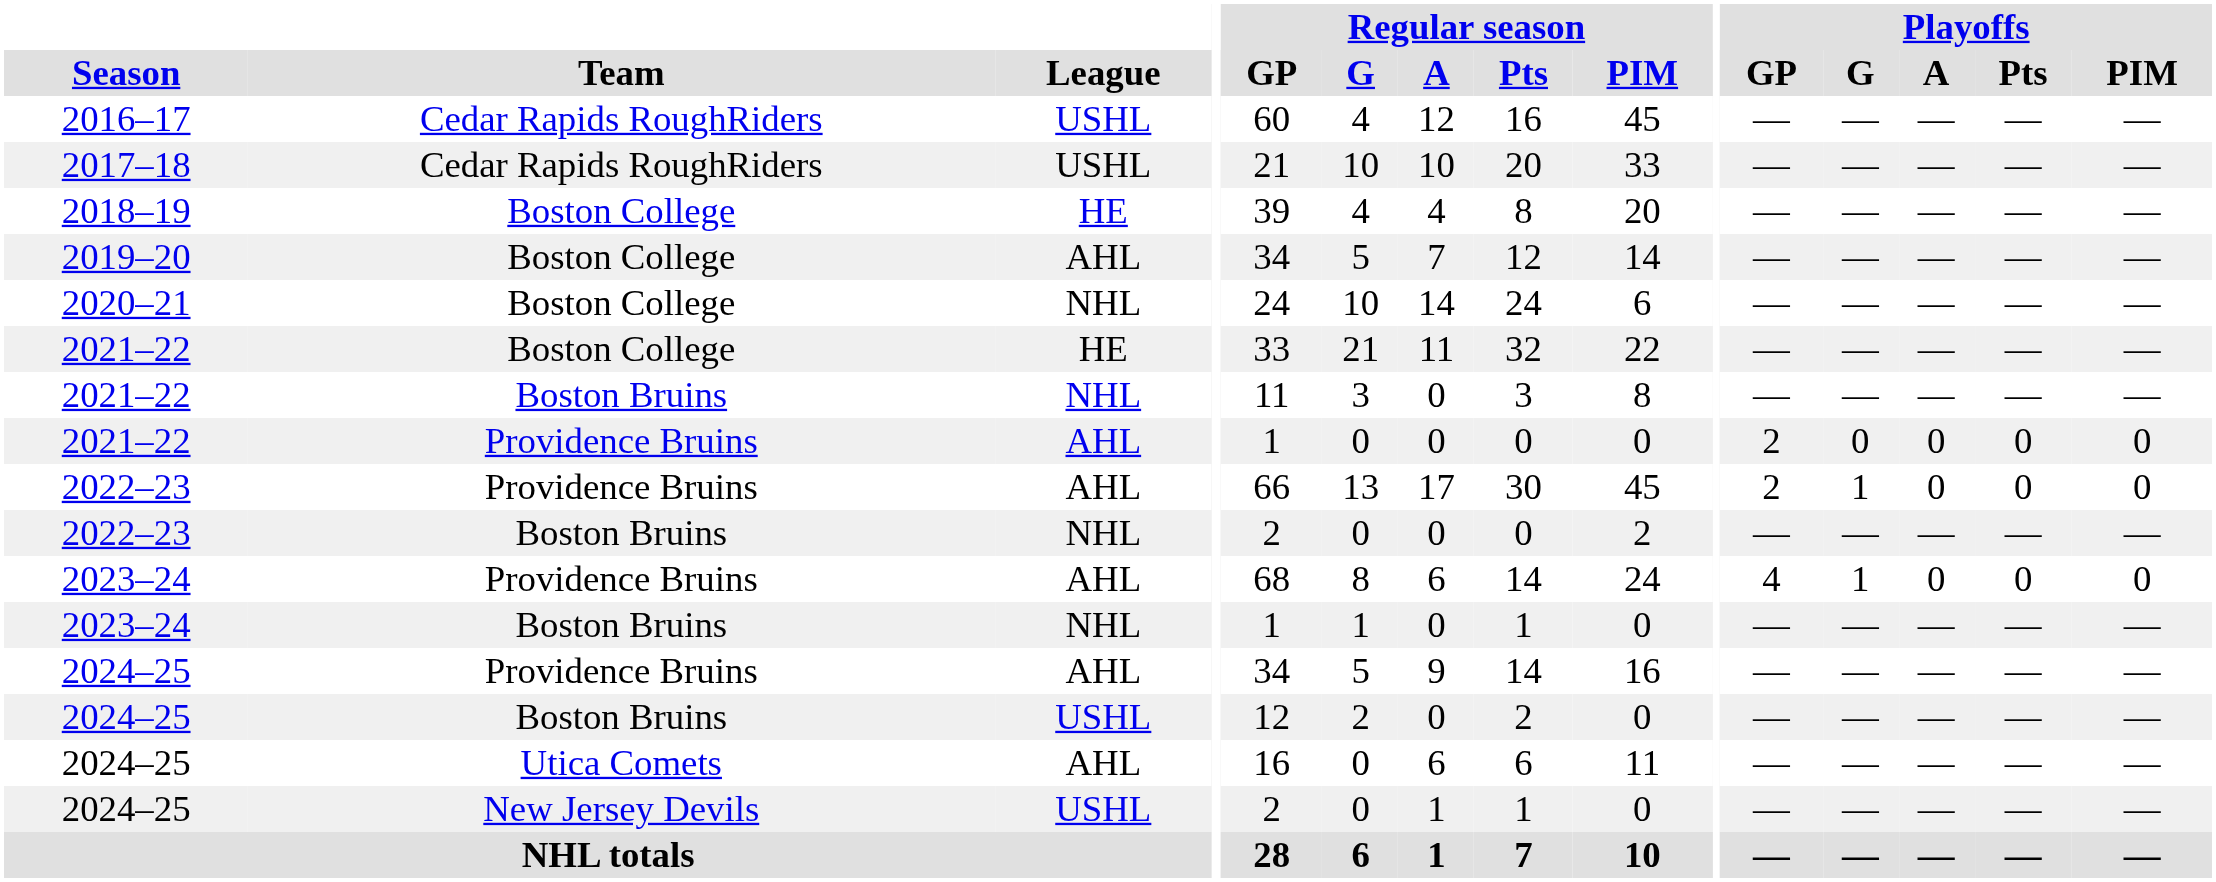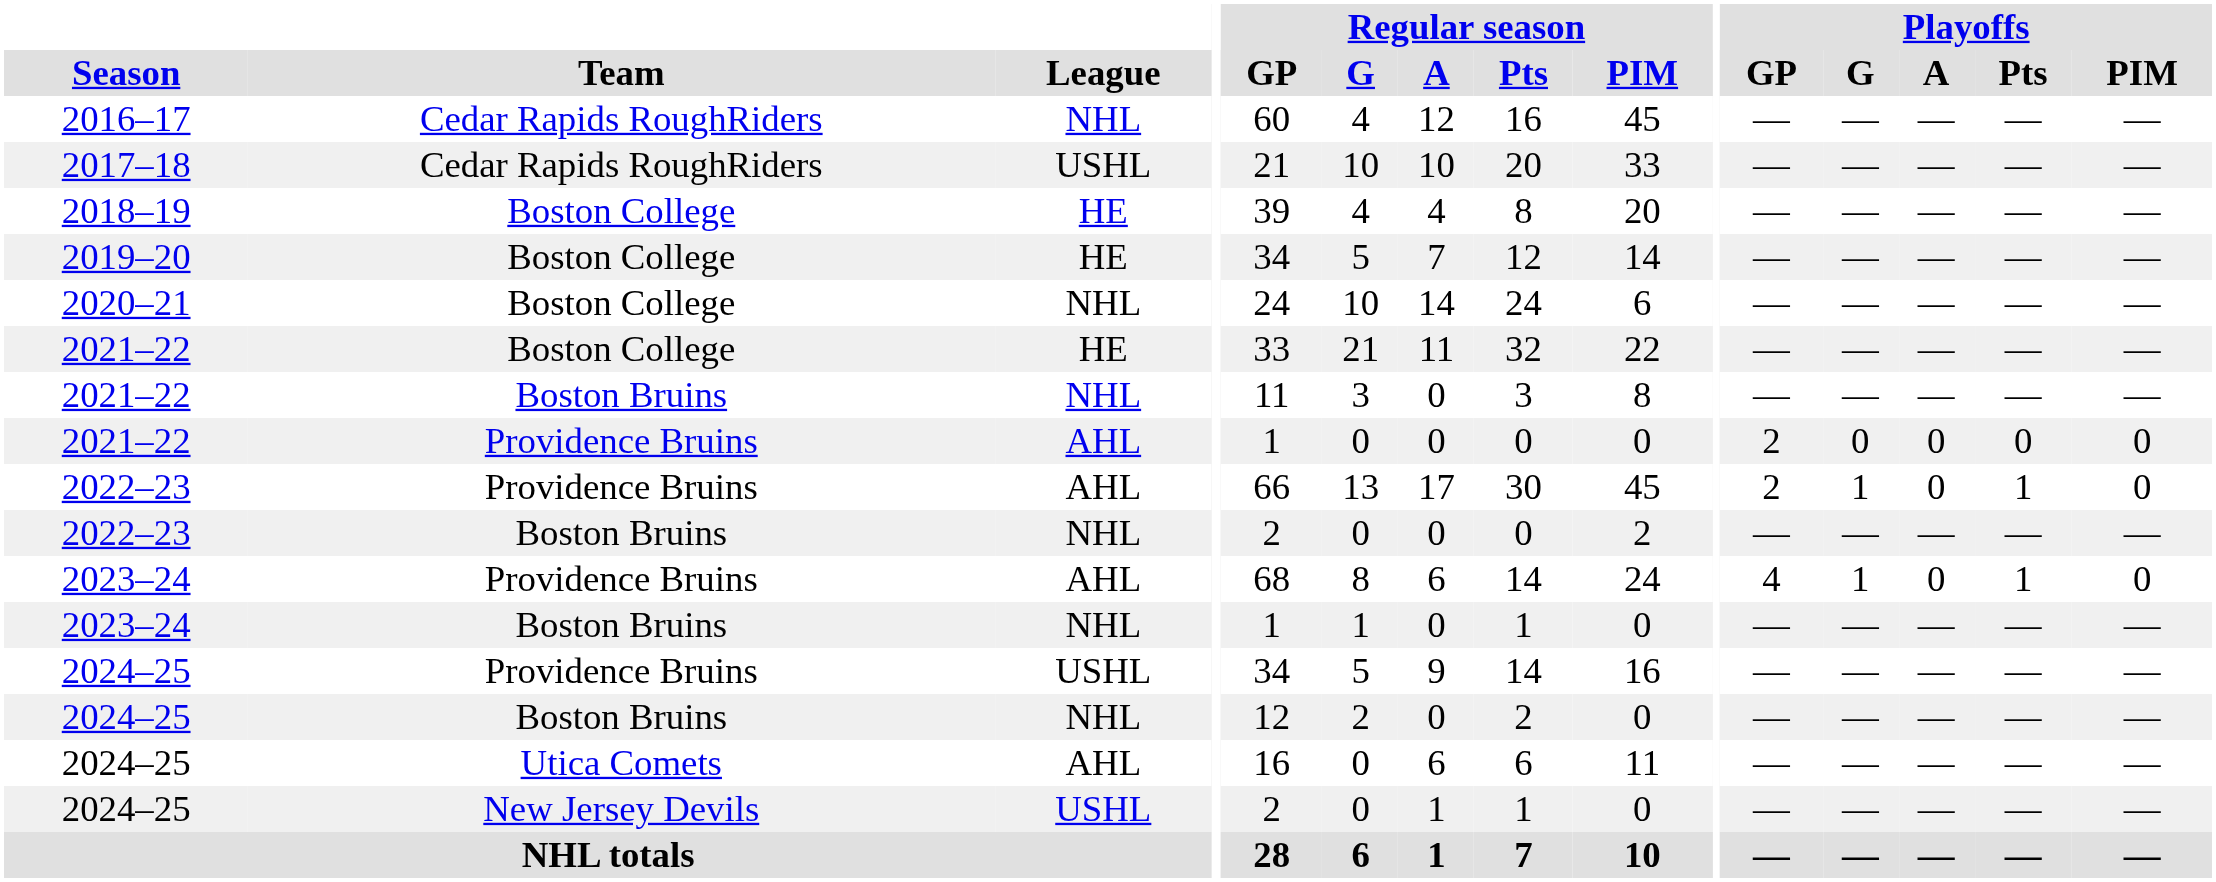(1103, 118) USHL -> (1103, 118) NHL
(1103, 256) AHL -> (1103, 256) HE
(2023, 486) 0 -> (2023, 486) 1
(2023, 578) 0 -> (2023, 578) 1
(1103, 670) AHL -> (1103, 670) USHL
(1103, 716) USHL -> (1103, 716) NHL
